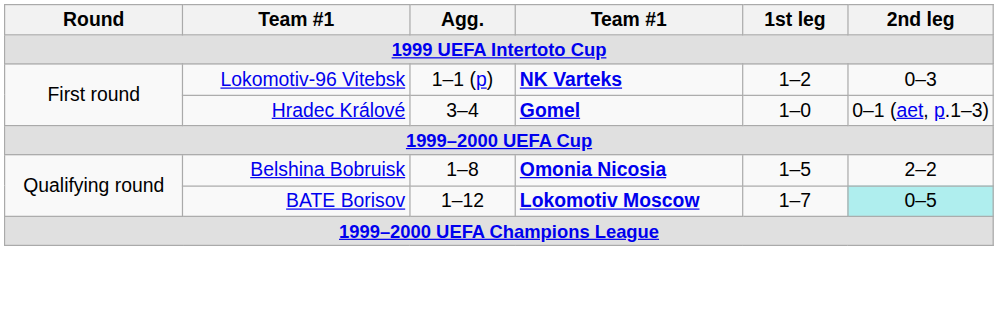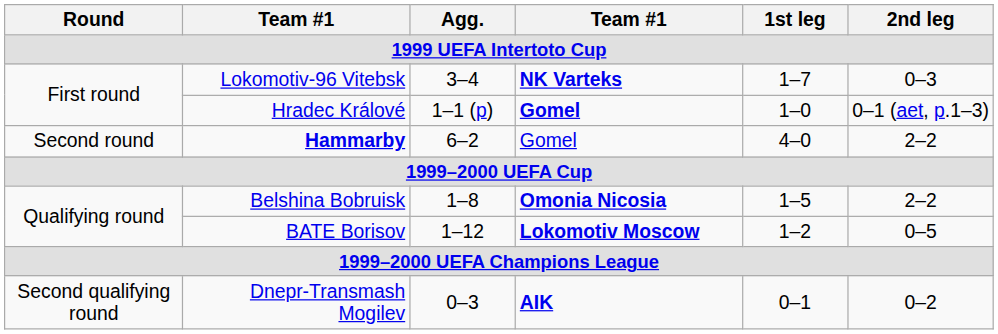(463, 79) 1–1 (p) -> (463, 79) 3–4
(795, 79) 1–2 -> (795, 79) 1–7
(463, 110) 3–4 -> (463, 110) 1–1 (p)
+ row: (355, 141)
(795, 200) 1–7 -> (795, 231) 1–2
(921, 200) paleturquoise background -> (921, 231) no background
+ row: (328, 302)
